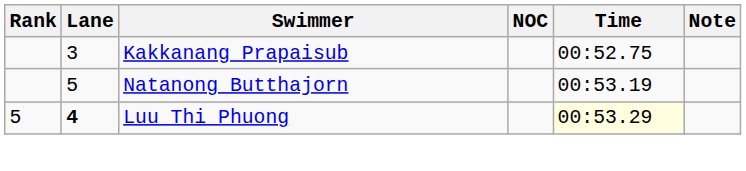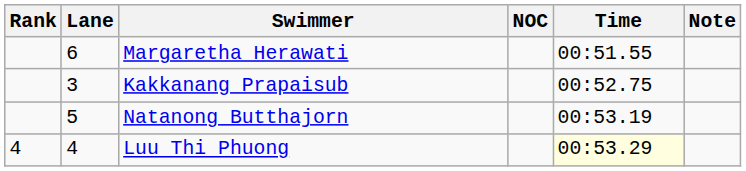+ row: (236, 53)
(15, 117) 5 -> (15, 150) 4
(72, 117) bold -> (72, 150) normal
